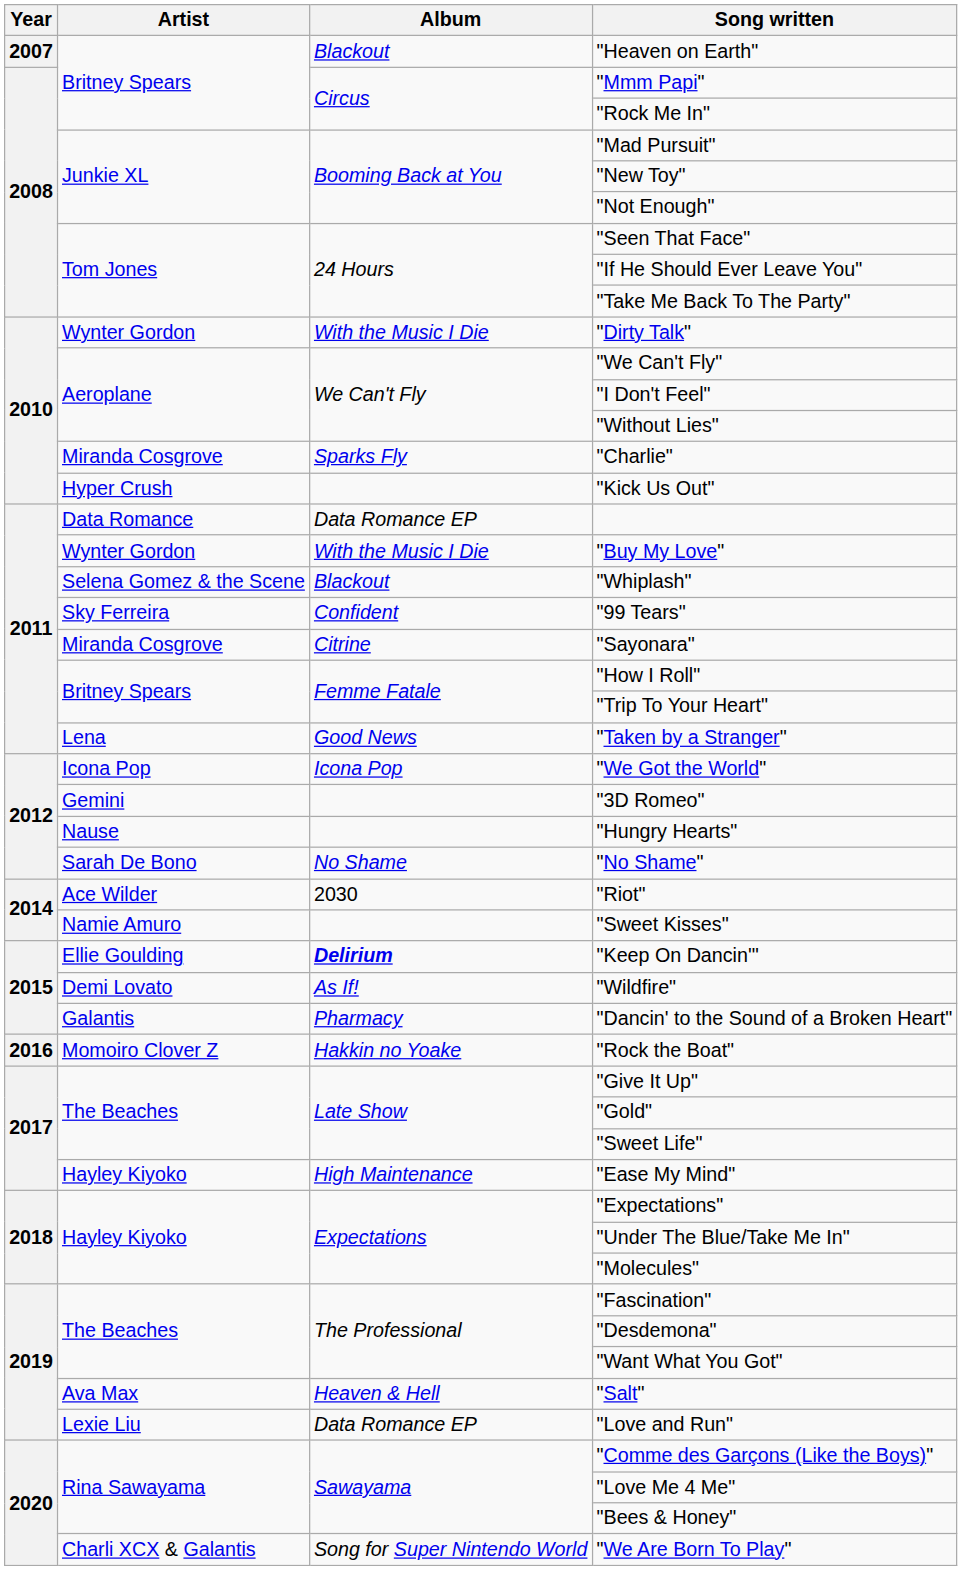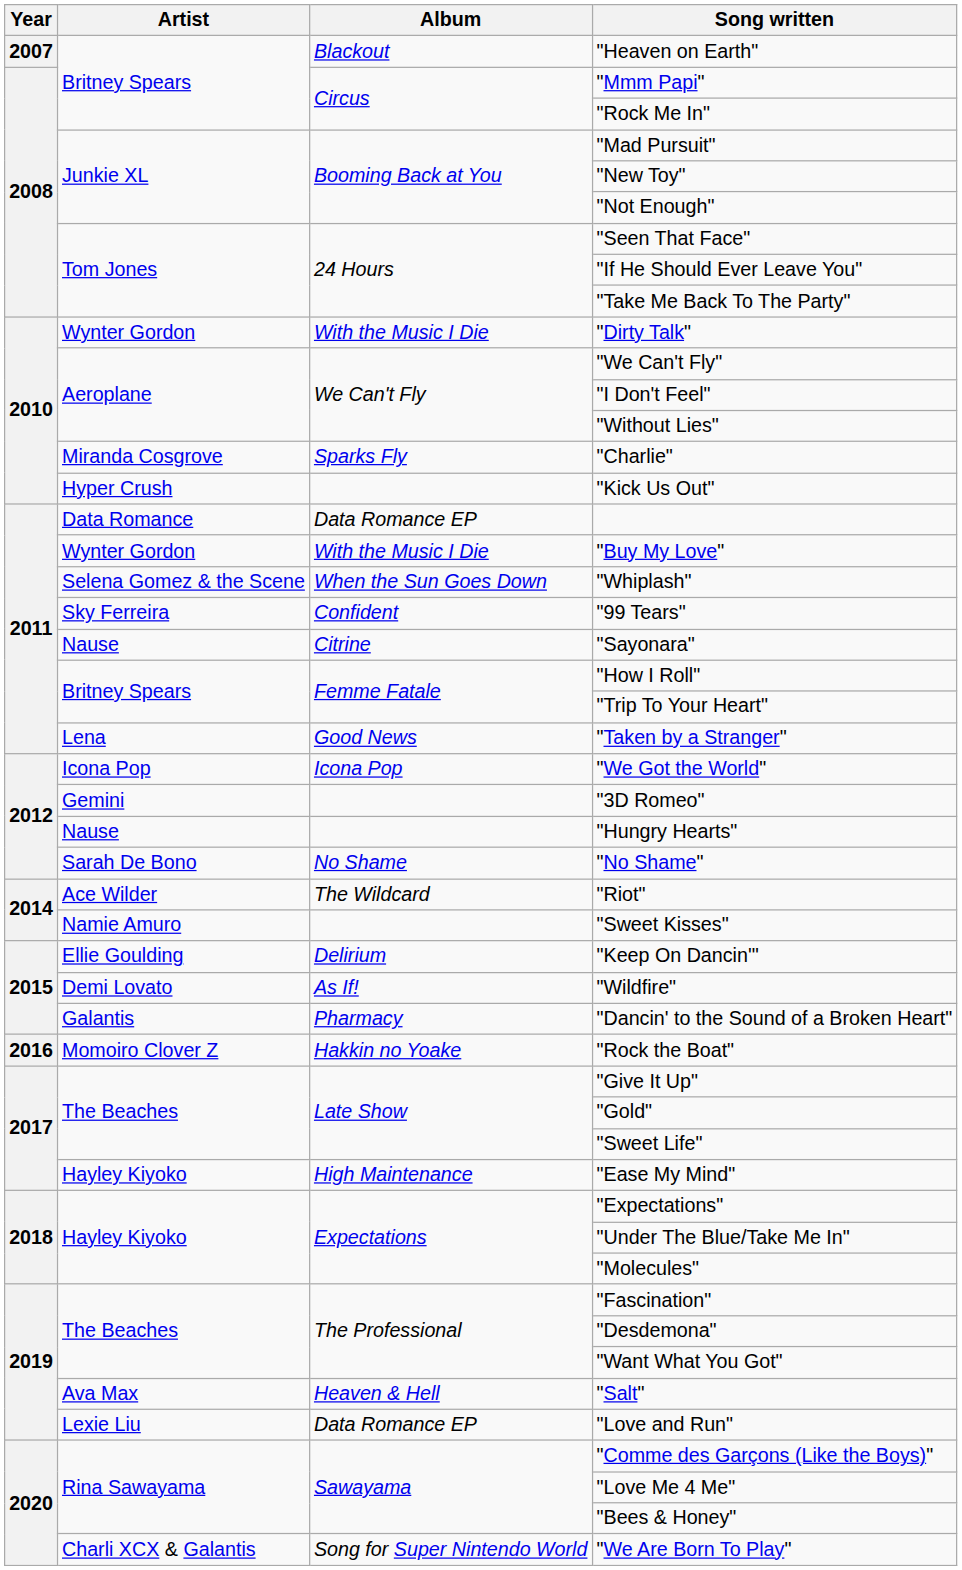(352, 581) Blackout -> (430, 581) When the Sun Goes Down
(142, 644) Miranda Cosgrove -> (90, 644) Nause
(336, 894) 2030 -> (372, 894) The Wildcard
(353, 956) bold -> (350, 956) normal
